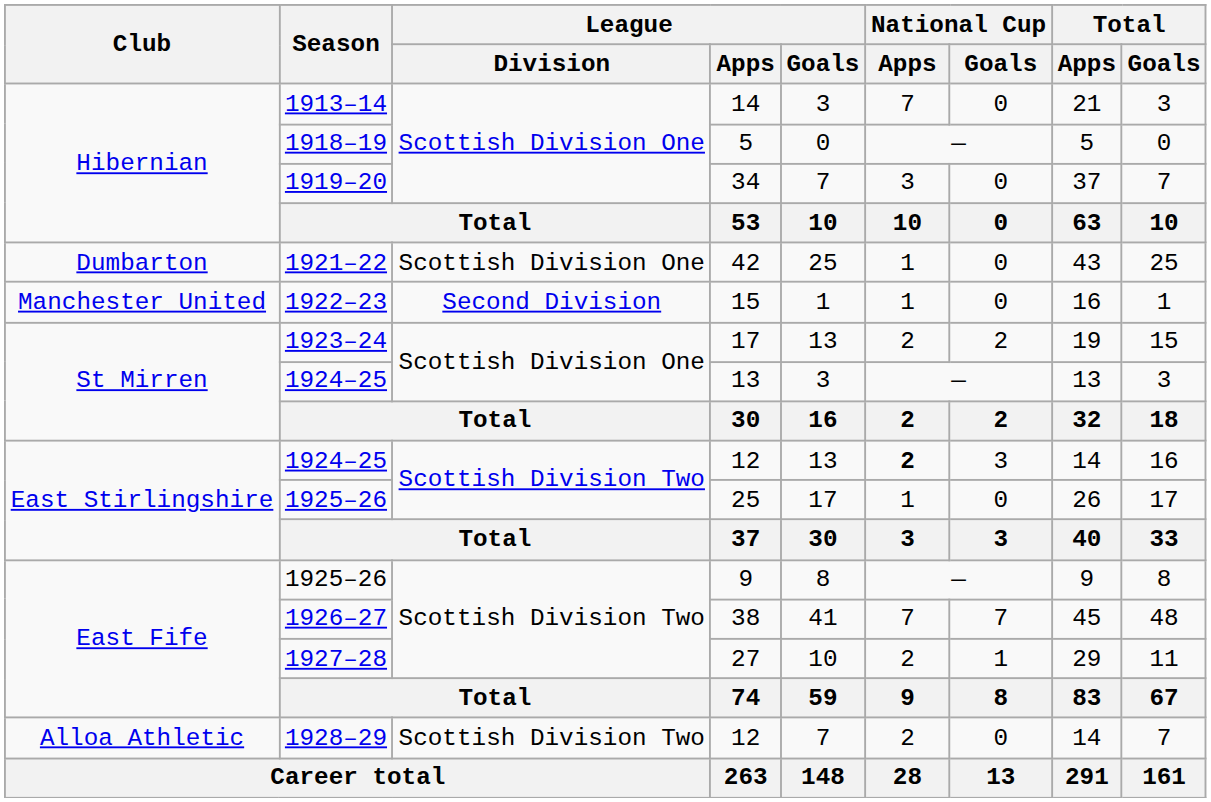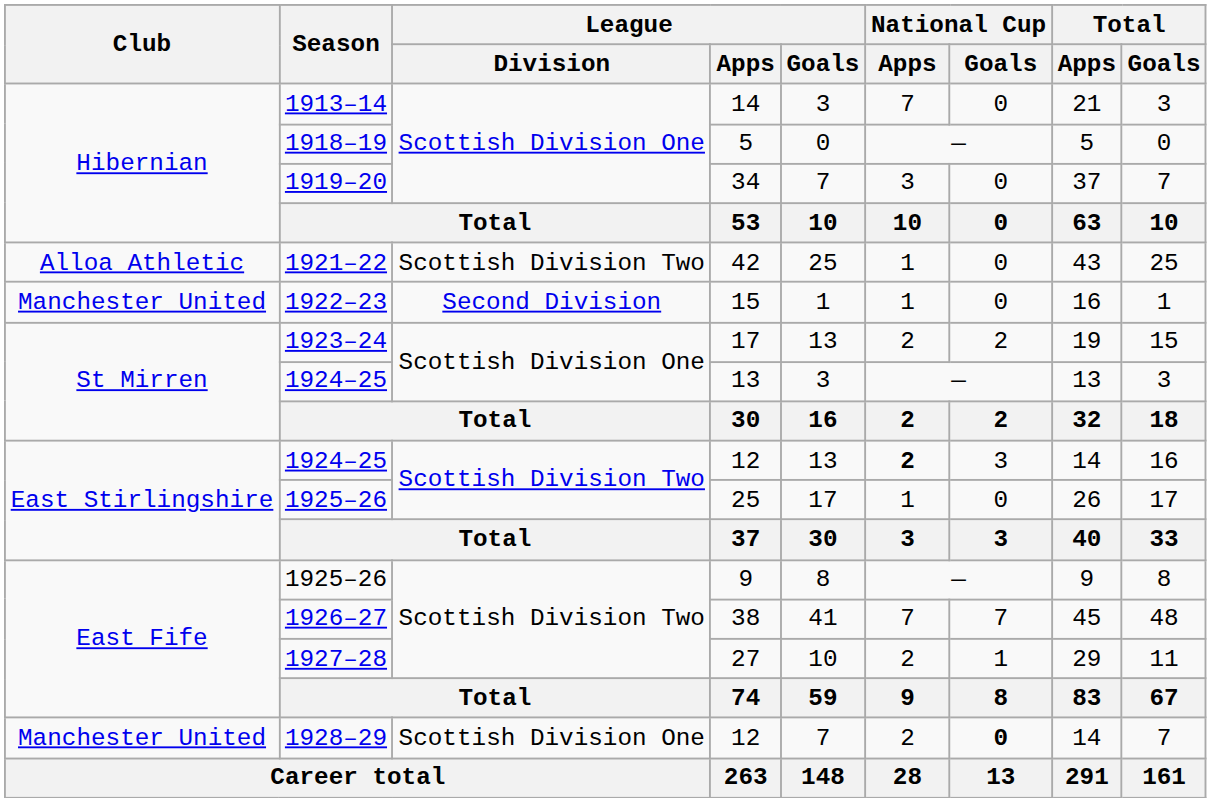(142, 262) Dumbarton -> (142, 262) Alloa Athletic
(552, 262) Scottish Division One -> (552, 262) Scottish Division Two
(142, 738) Alloa Athletic -> (142, 738) Manchester United
(552, 738) Scottish Division Two -> (552, 738) Scottish Division One
(1001, 738) normal -> (1001, 738) bold
